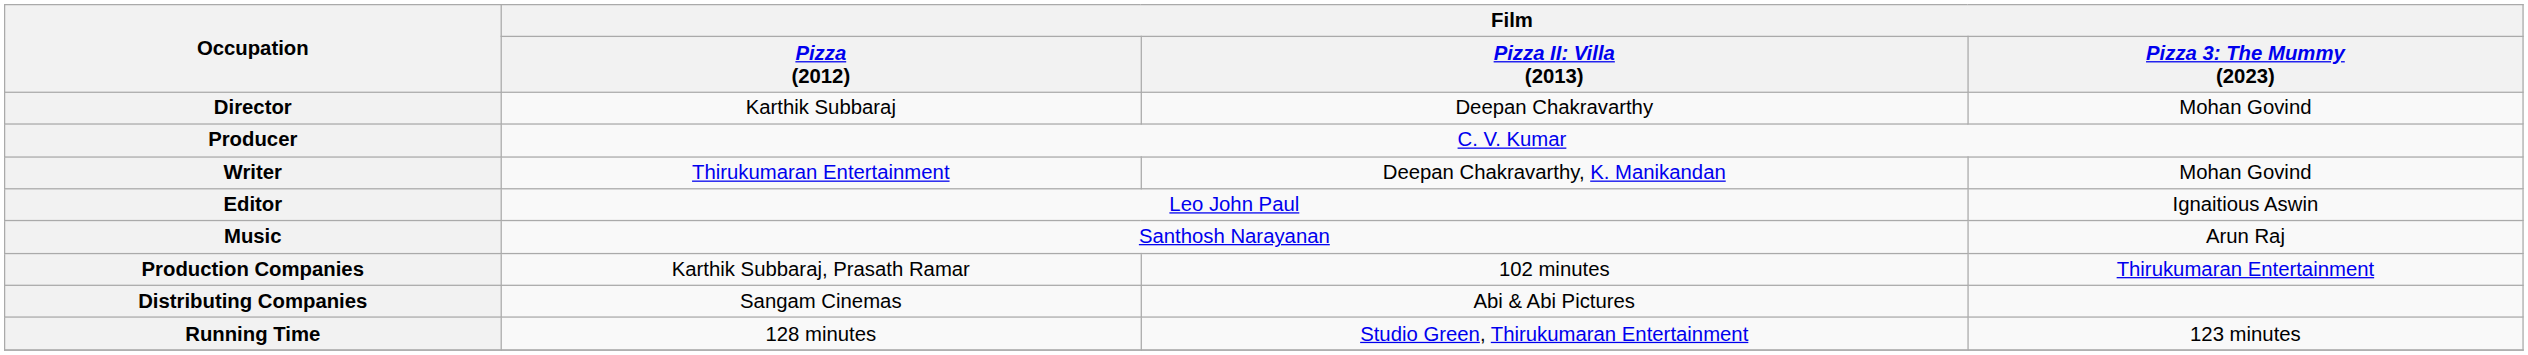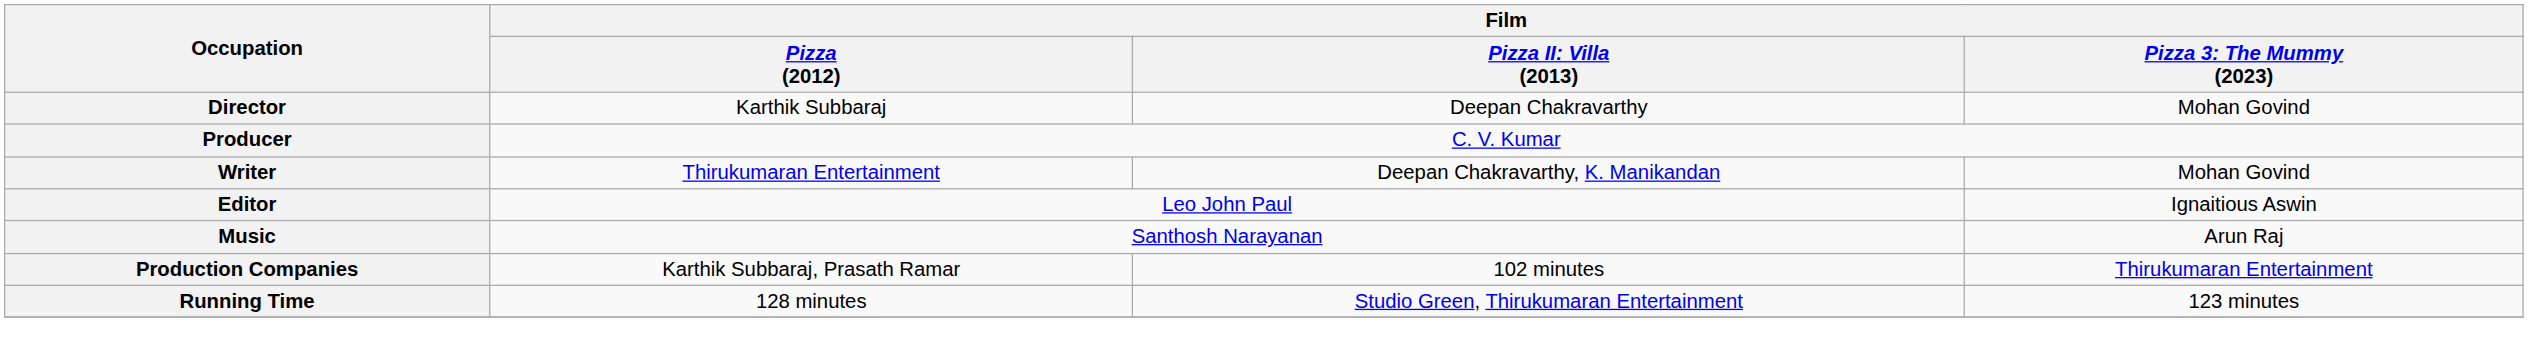- row: (253, 301)
